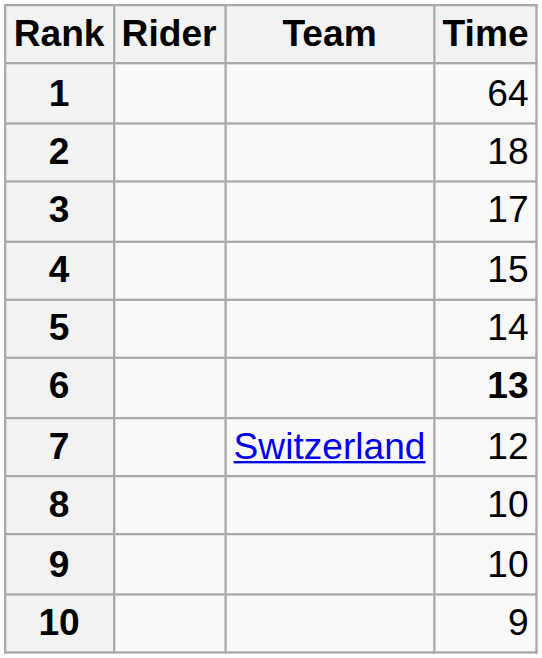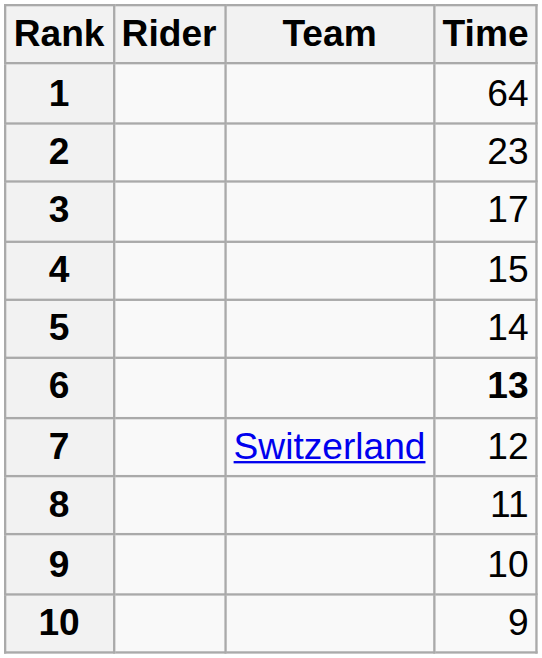(508, 151) 18 -> (508, 151) 23
(508, 504) 10 -> (509, 504) 11
